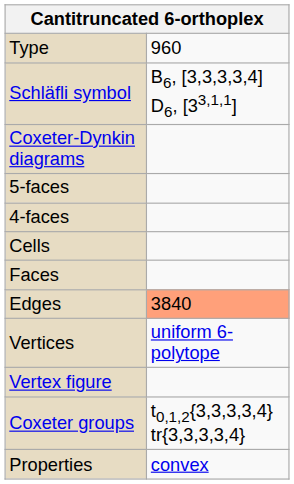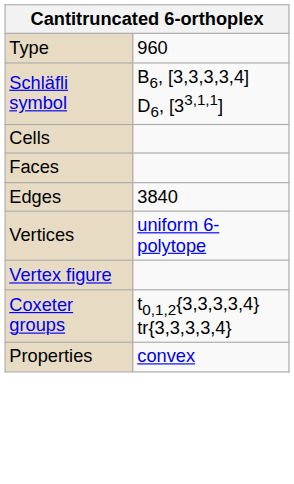- row: (72, 148)
- row: (39, 188)
- row: (39, 217)
(171, 303) lightsalmon background -> (158, 196) no background
